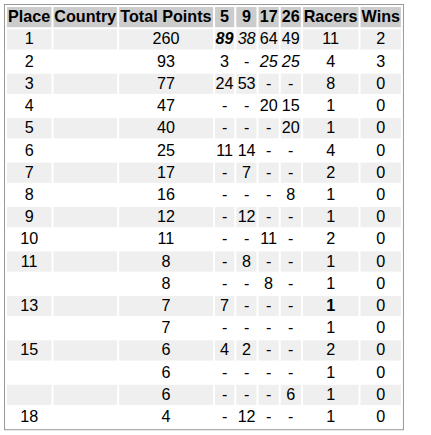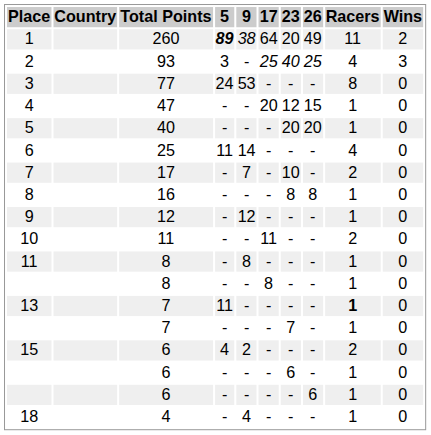+ column: (291, 17)
(225, 305) 7 -> (225, 305) 11
(247, 417) 12 -> (247, 417) 4
